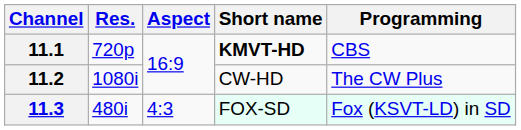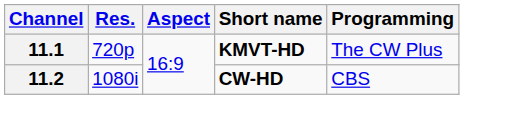(351, 49) CBS -> (387, 49) The CW Plus
(251, 79) normal -> (251, 79) bold
(387, 79) The CW Plus -> (351, 79) CBS
- row: (46, 109)
